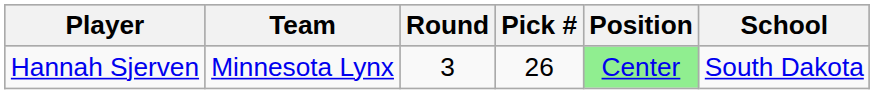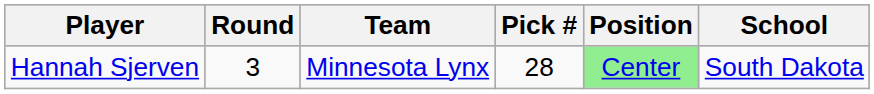columns swapped: (303, 25) <-> (448, 25)
(539, 66) 26 -> (539, 66) 28
